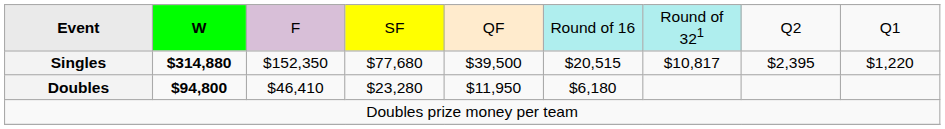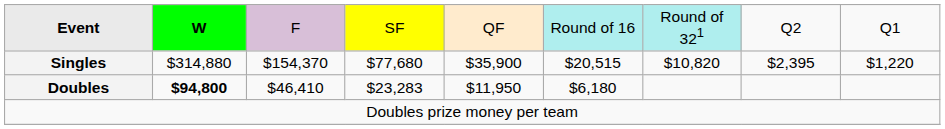(199, 63) bold -> (199, 63) normal
(295, 63) $152,350 -> (295, 63) $154,370
(494, 63) $39,500 -> (494, 63) $35,900
(692, 63) $10,817 -> (692, 63) $10,820
(395, 88) $23,280 -> (395, 88) $23,283
